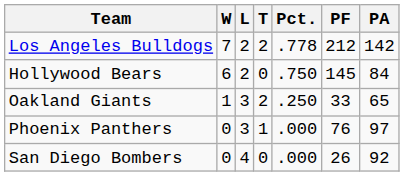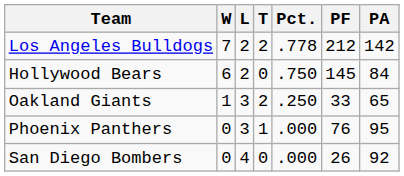(379, 130) 97 -> (379, 130) 95
